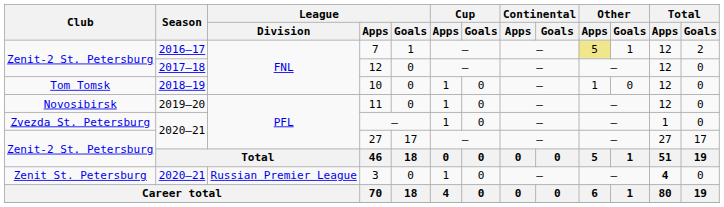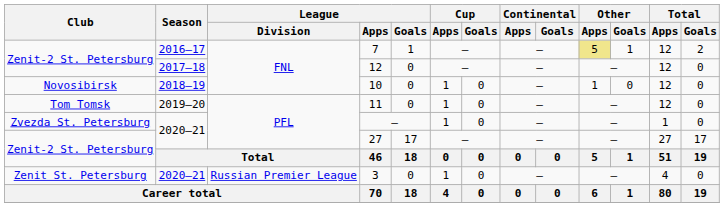(80, 85) Tom Tomsk -> (80, 85) Novosibirsk
(80, 103) Novosibirsk -> (80, 103) Tom Tomsk
(665, 176) bold -> (665, 176) normal
